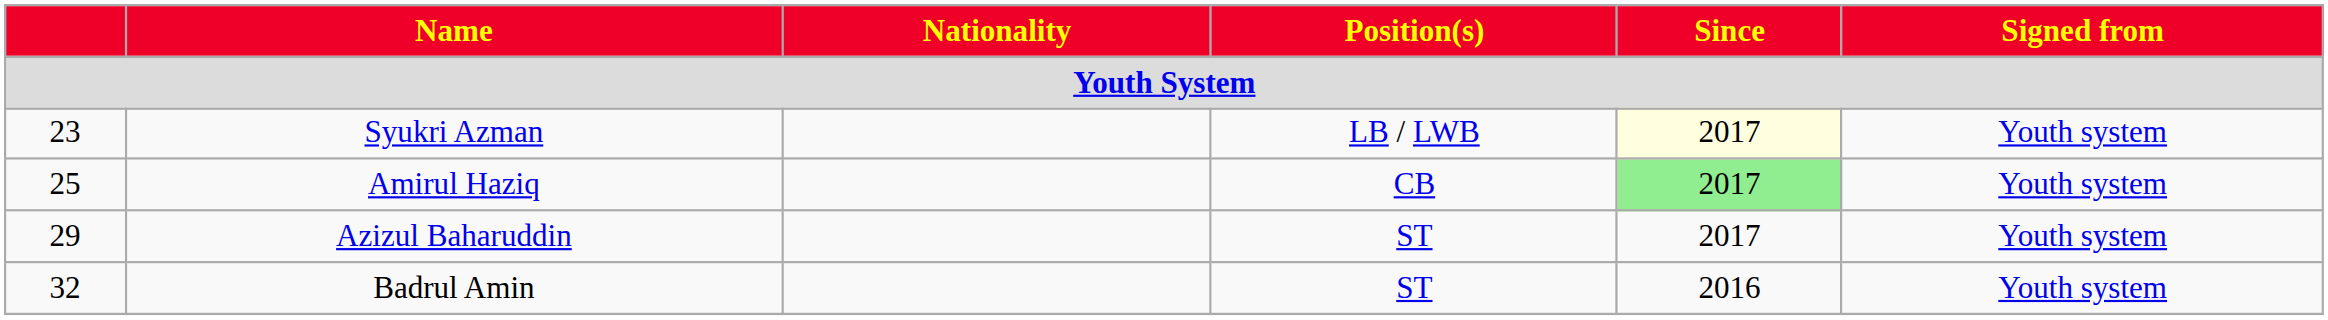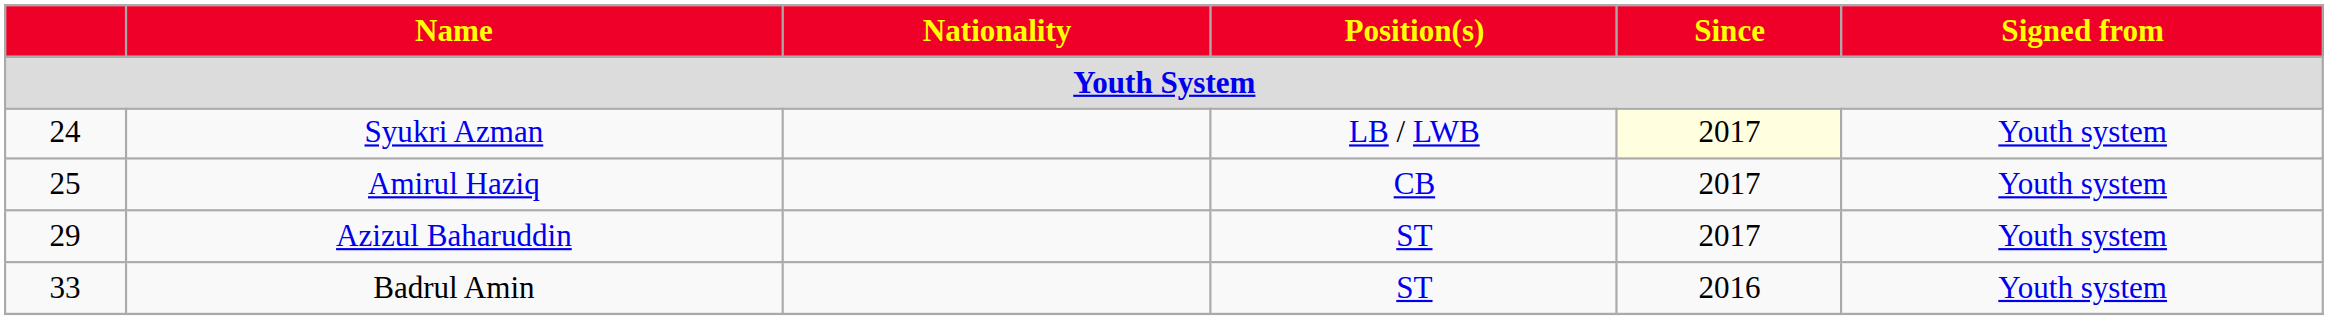(65, 133) 23 -> (65, 133) 24
(1730, 184) lightgreen background -> (1730, 184) no background
(65, 287) 32 -> (65, 287) 33
